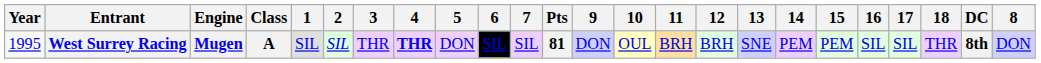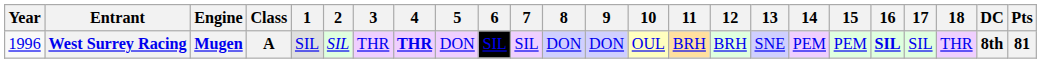columns swapped: (1014, 17) <-> (557, 17)
(25, 44) 1995 -> (25, 44) 1996
(873, 44) normal -> (888, 44) bold
